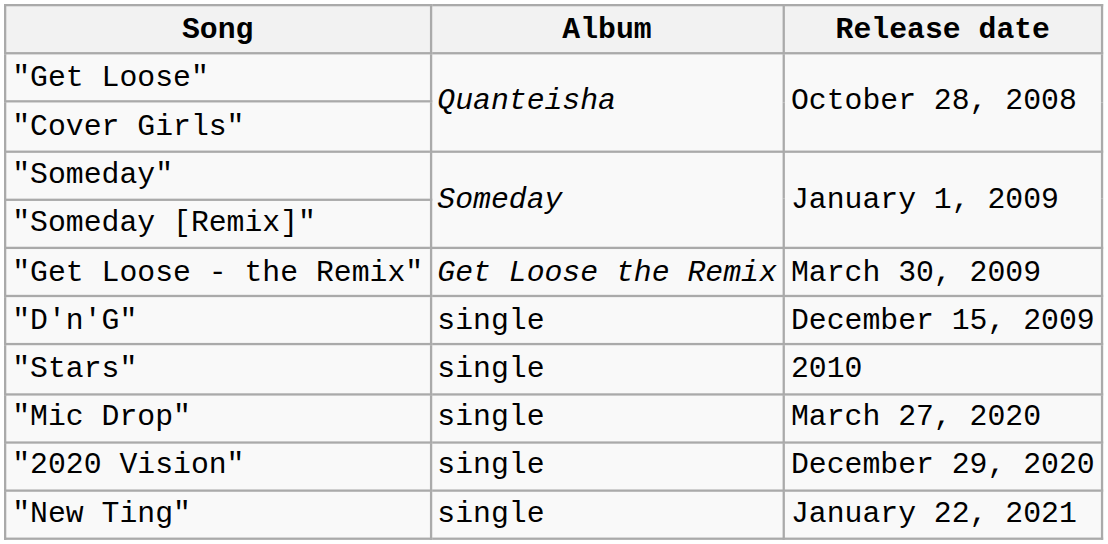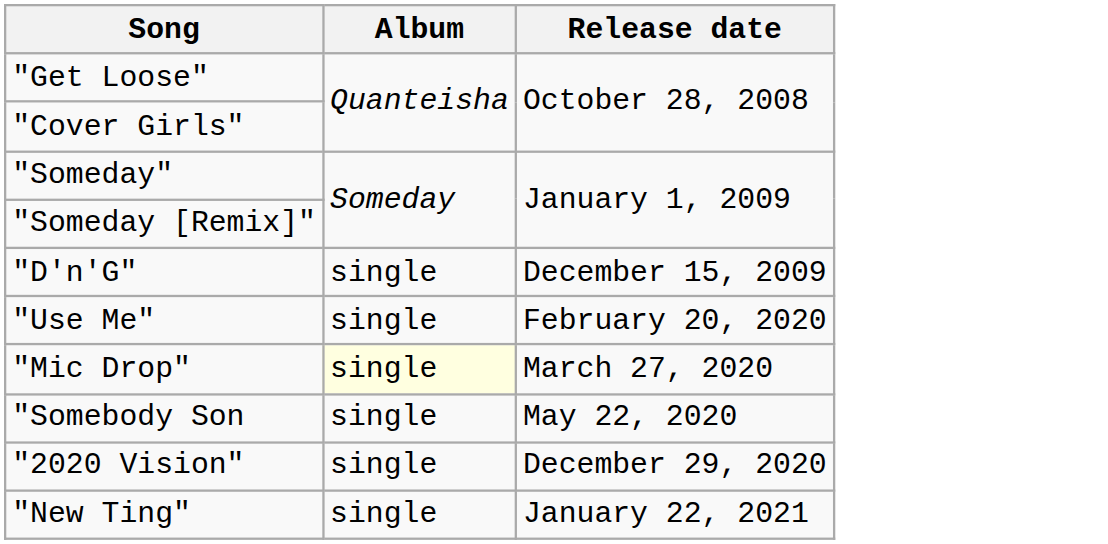- row: (218, 272)
- row: (75, 369)
+ row: (84, 321)
(491, 418) no background -> (384, 369) lightyellow background
+ row: (128, 418)
